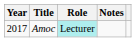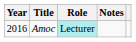(17, 28) 2017 -> (17, 28) 2016
